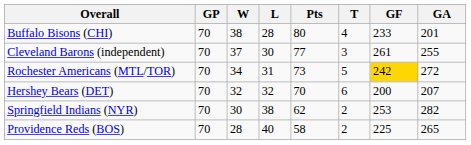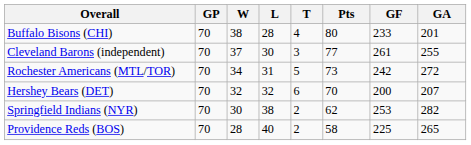columns swapped: (354, 14) <-> (315, 14)
(382, 71) gold background -> (382, 71) no background
